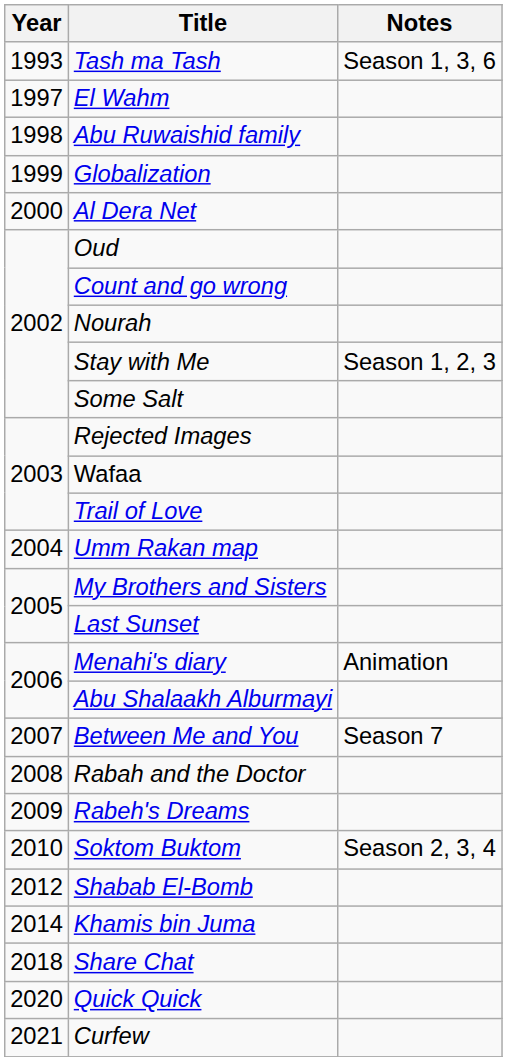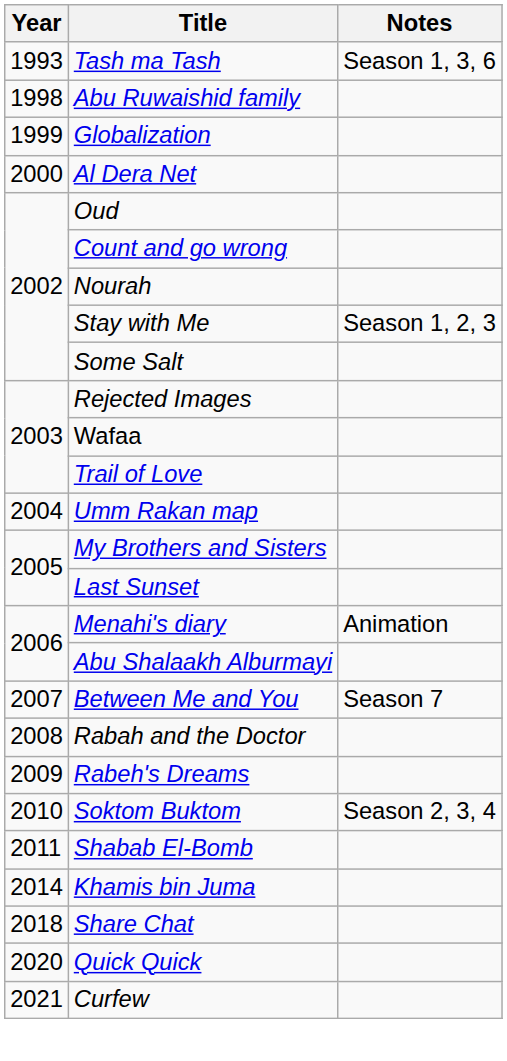- row: (122, 98)
(37, 887) 2012 -> (36, 849) 2011
